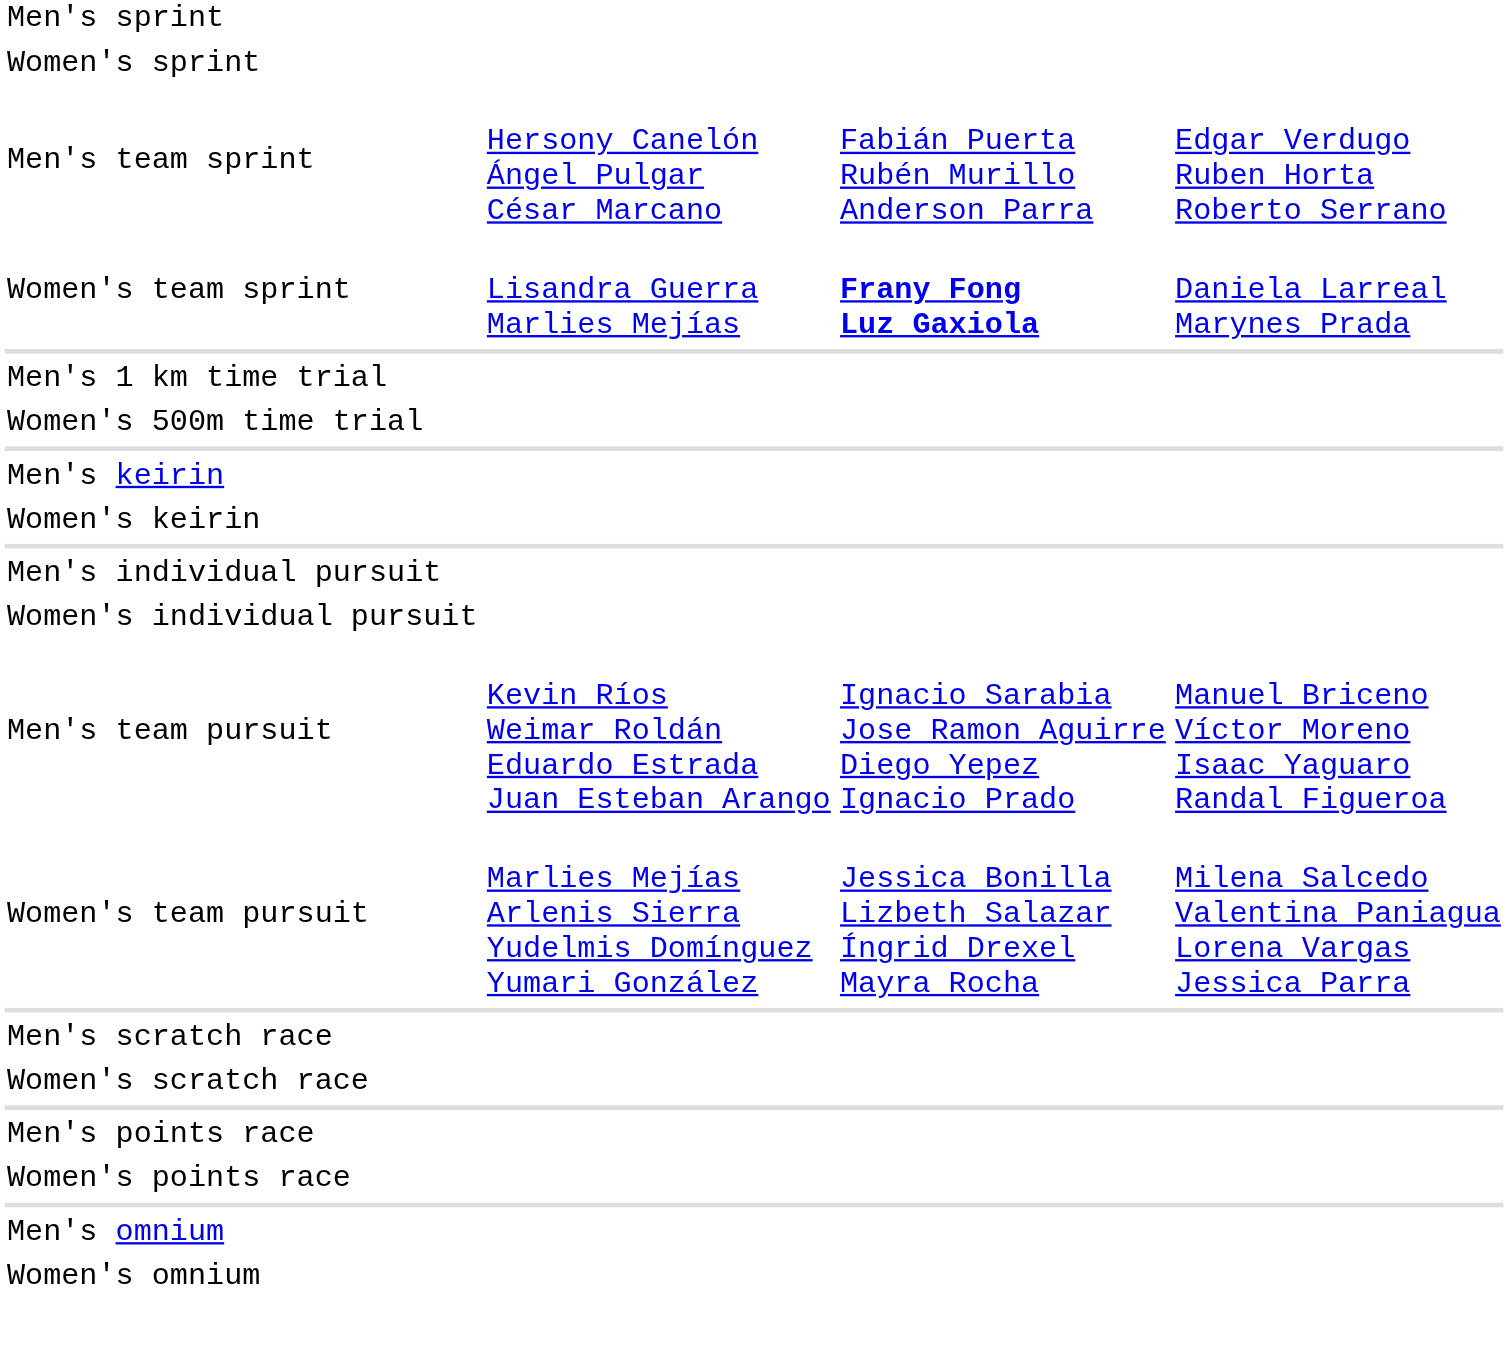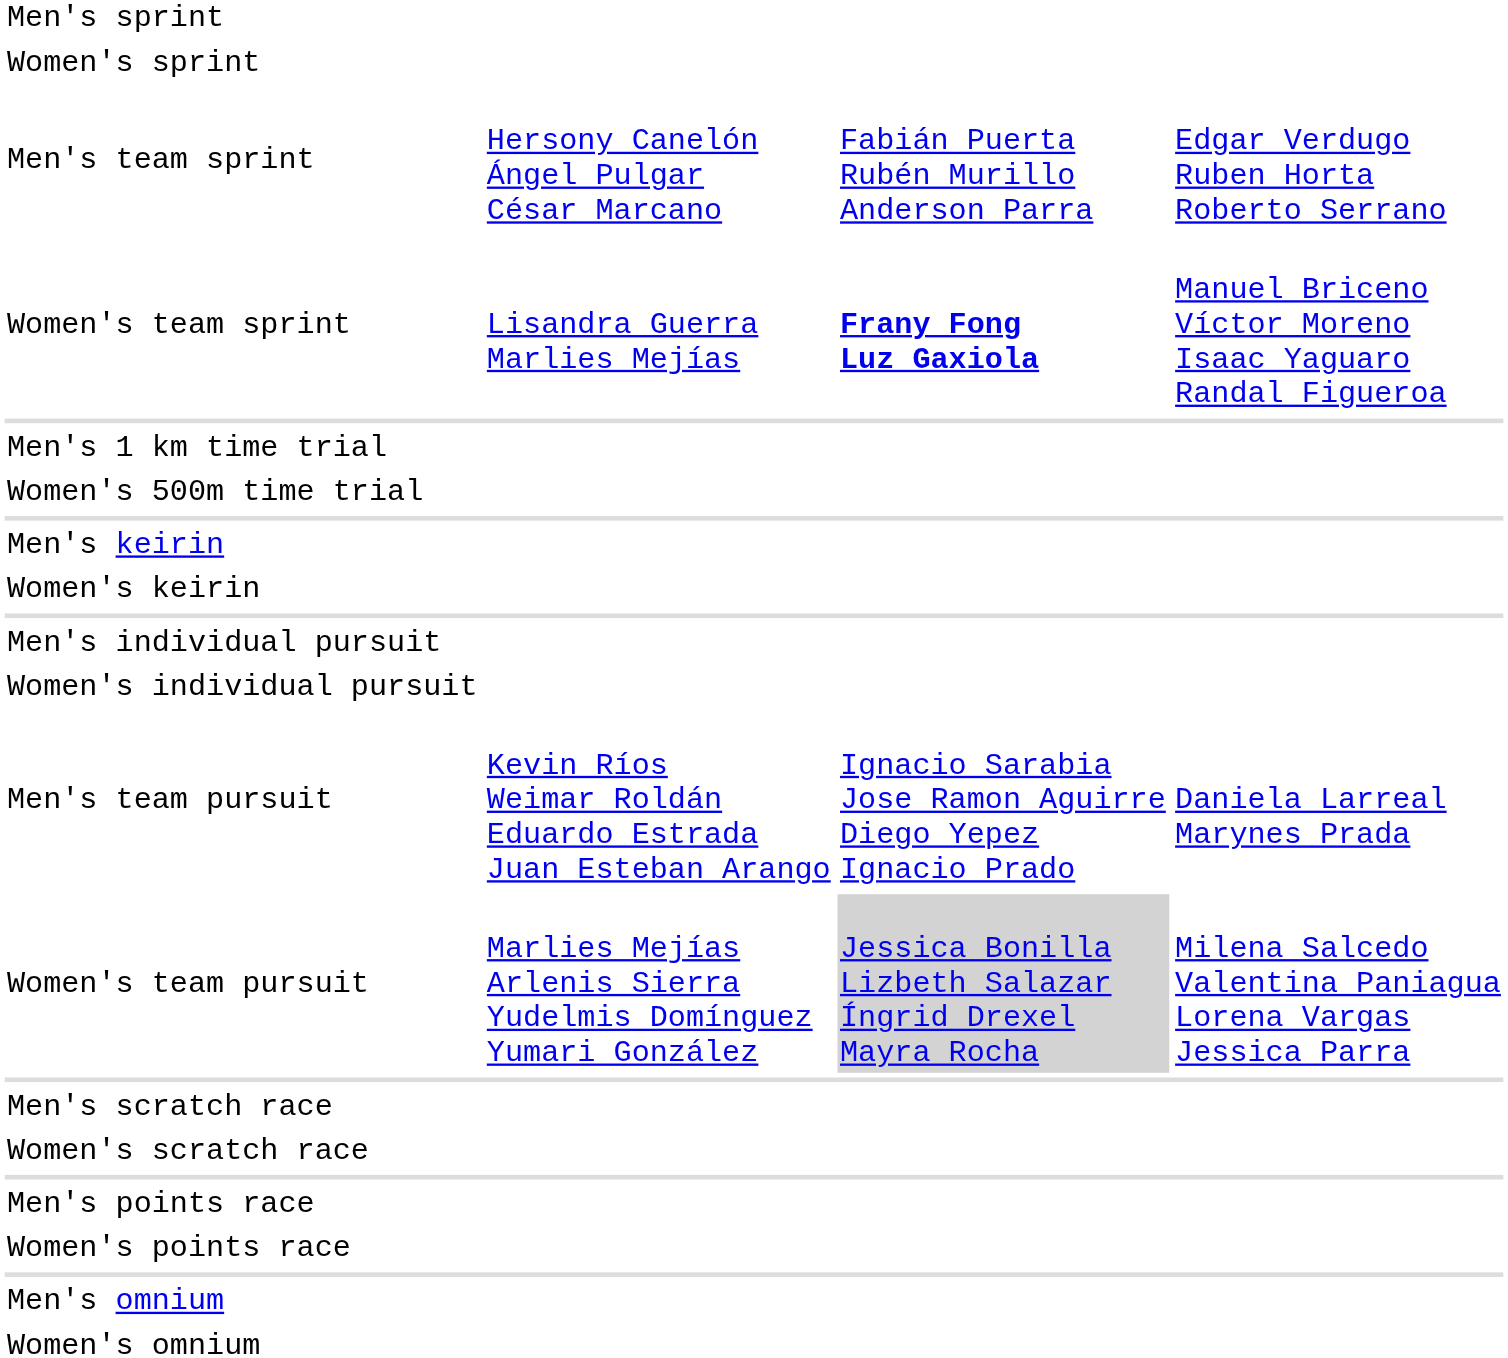(1311, 307) Daniela Larreal Marynes Prada -> (1311, 342) Manuel Briceno Víctor Moreno Isaac Yaguaro Randal Figueroa
(1311, 748) Manuel Briceno Víctor Moreno Isaac Yaguaro Randal Figueroa -> (1311, 818) Daniela Larreal Marynes Prada
(976, 931) no background -> (976, 1001) lightgrey background
